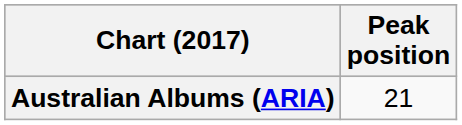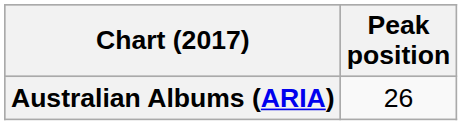(398, 97) 21 -> (398, 97) 26
